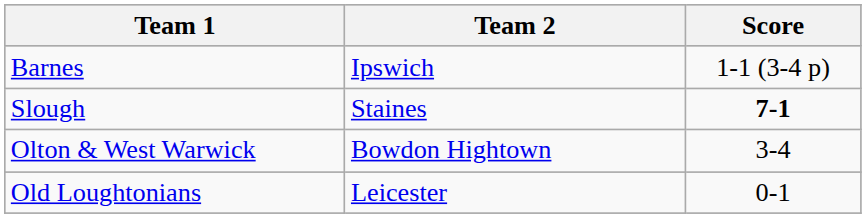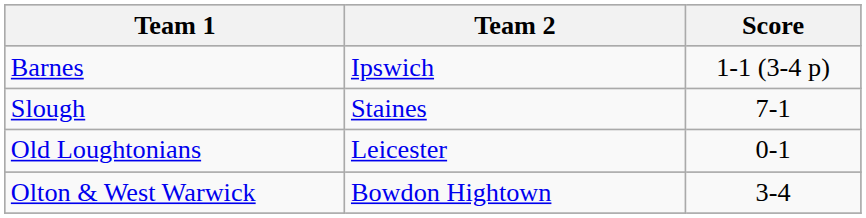(773, 108) bold -> (773, 108) normal
rows swapped: (133, 150) <-> (106, 191)
